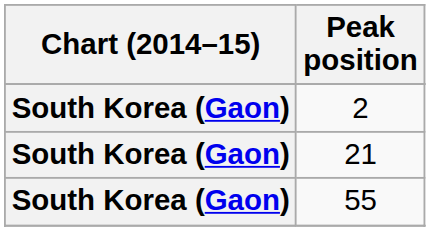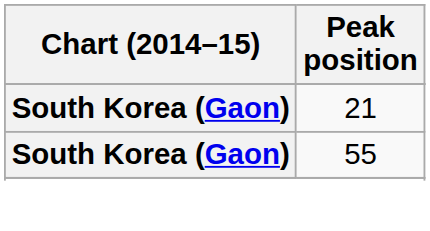- row: (361, 107)
